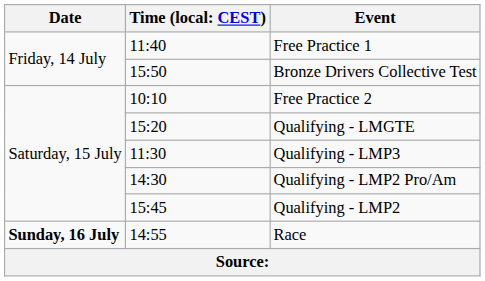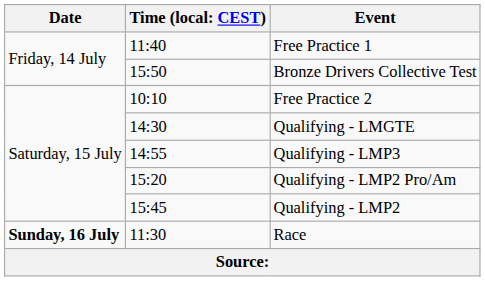(148, 126) 15:20 -> (148, 126) 14:30
(148, 153) 11:30 -> (148, 153) 14:55
(148, 180) 14:30 -> (148, 180) 15:20
(148, 235) 14:55 -> (148, 235) 11:30
